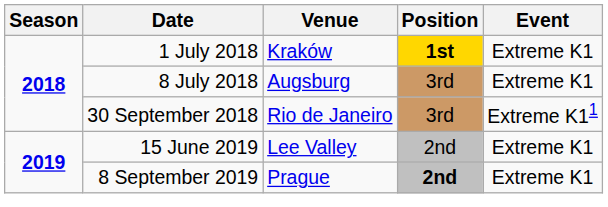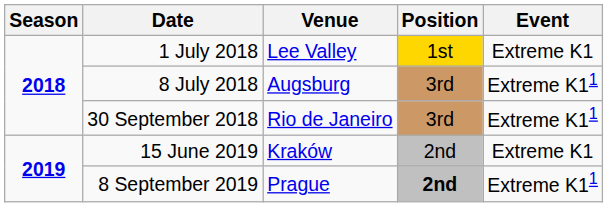(300, 51) Kraków -> (312, 51) Lee Valley
(440, 51) bold -> (440, 51) normal
(543, 82) Extreme K1 -> (543, 84) Extreme K11
(312, 147) Lee Valley -> (300, 151) Kraków
(543, 178) Extreme K1 -> (543, 184) Extreme K11
